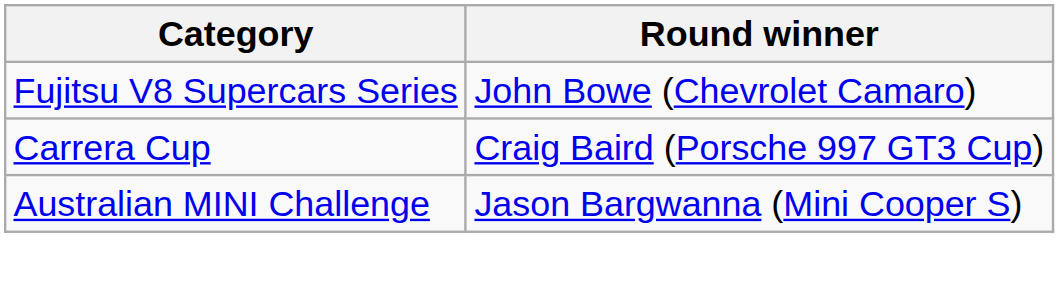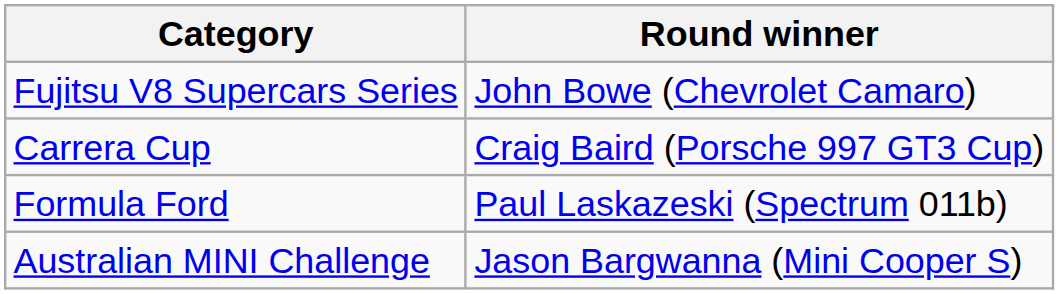+ row: (121, 204)
